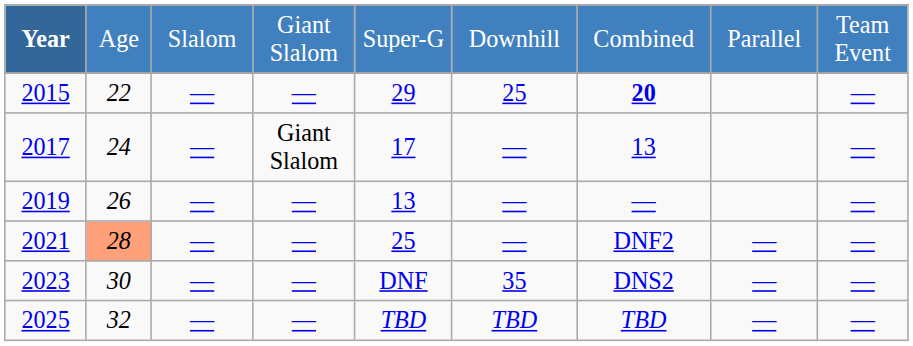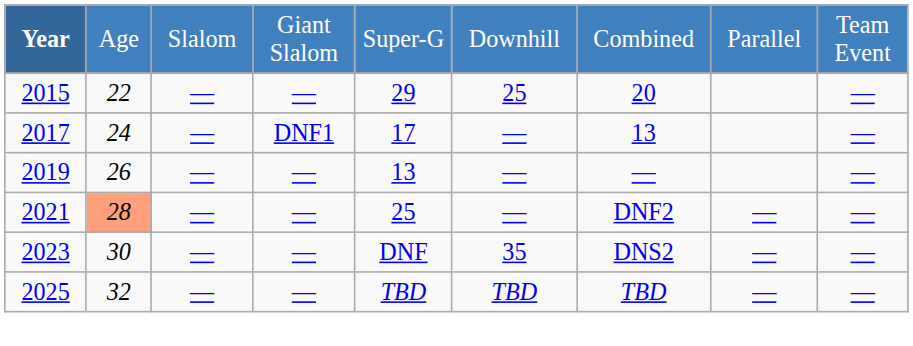(644, 93) bold -> (644, 93) normal
(304, 147) Giant Slalom -> (304, 132) DNF1
